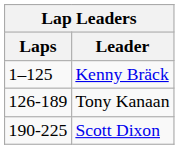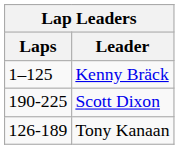rows swapped: (122, 102) <-> (118, 130)
